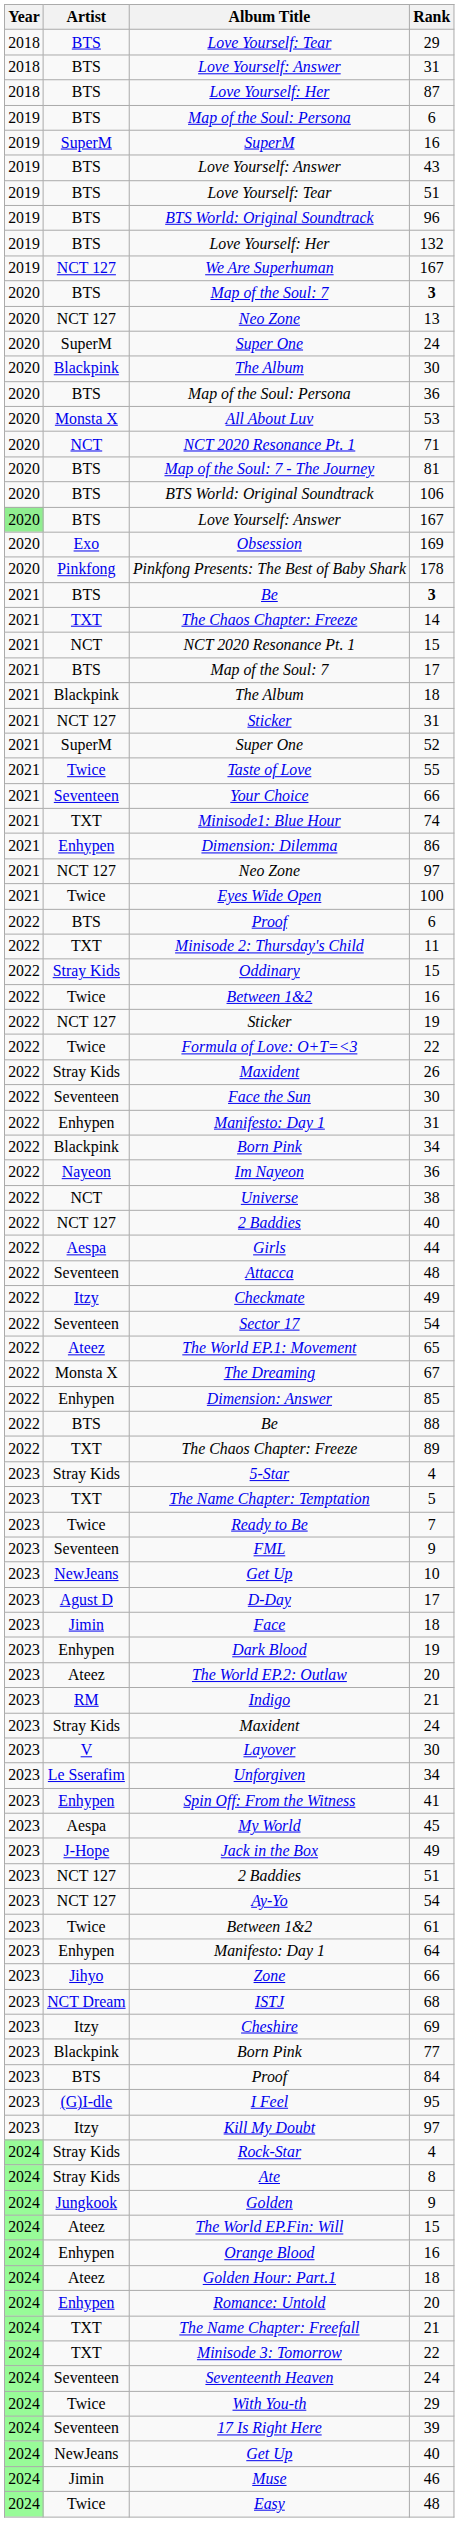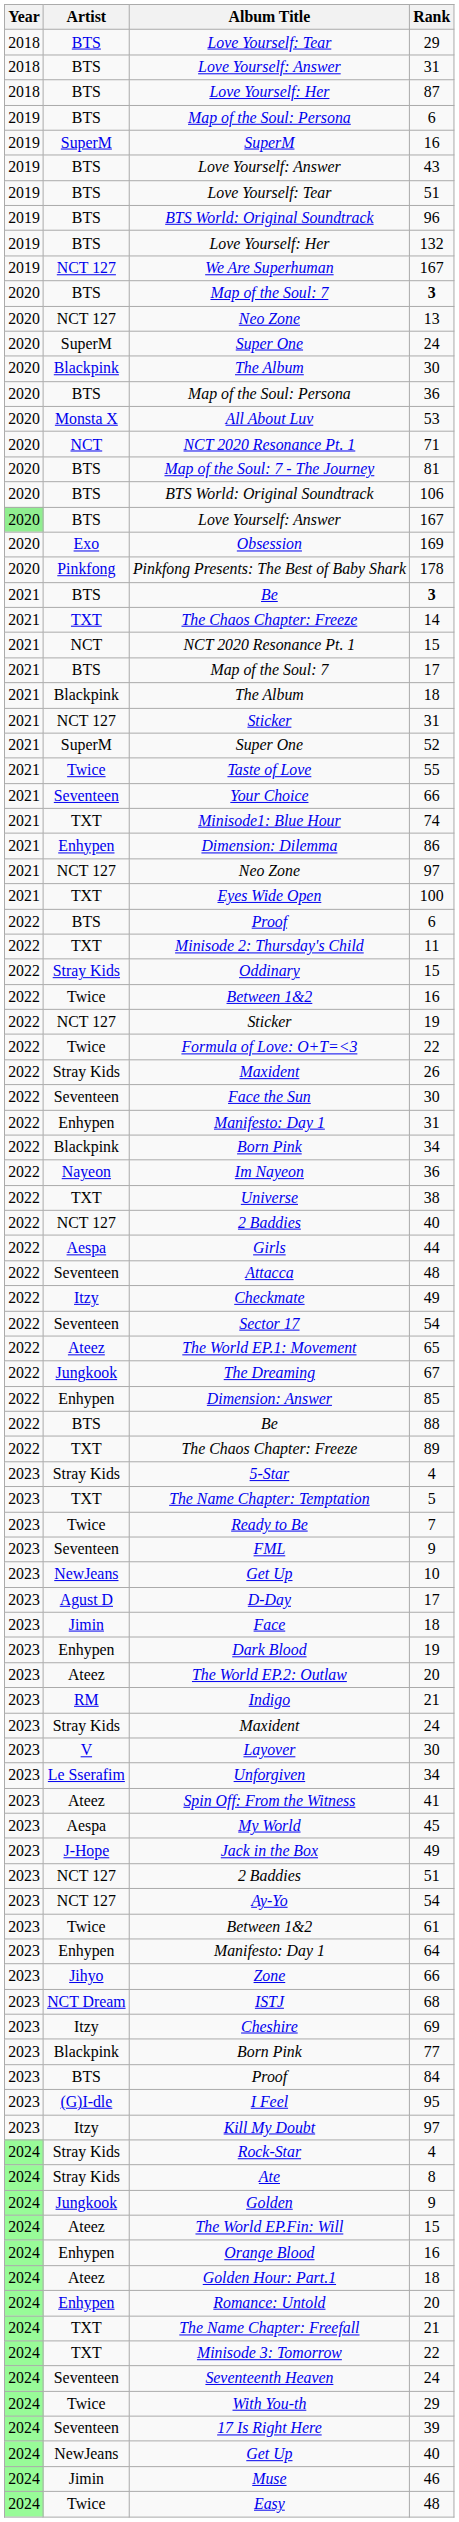(86, 896) Twice -> (86, 896) TXT
(86, 1197) NCT -> (86, 1197) TXT
(86, 1373) Monsta X -> (86, 1373) Jungkook
(86, 1800) Enhypen -> (86, 1800) Ateez
